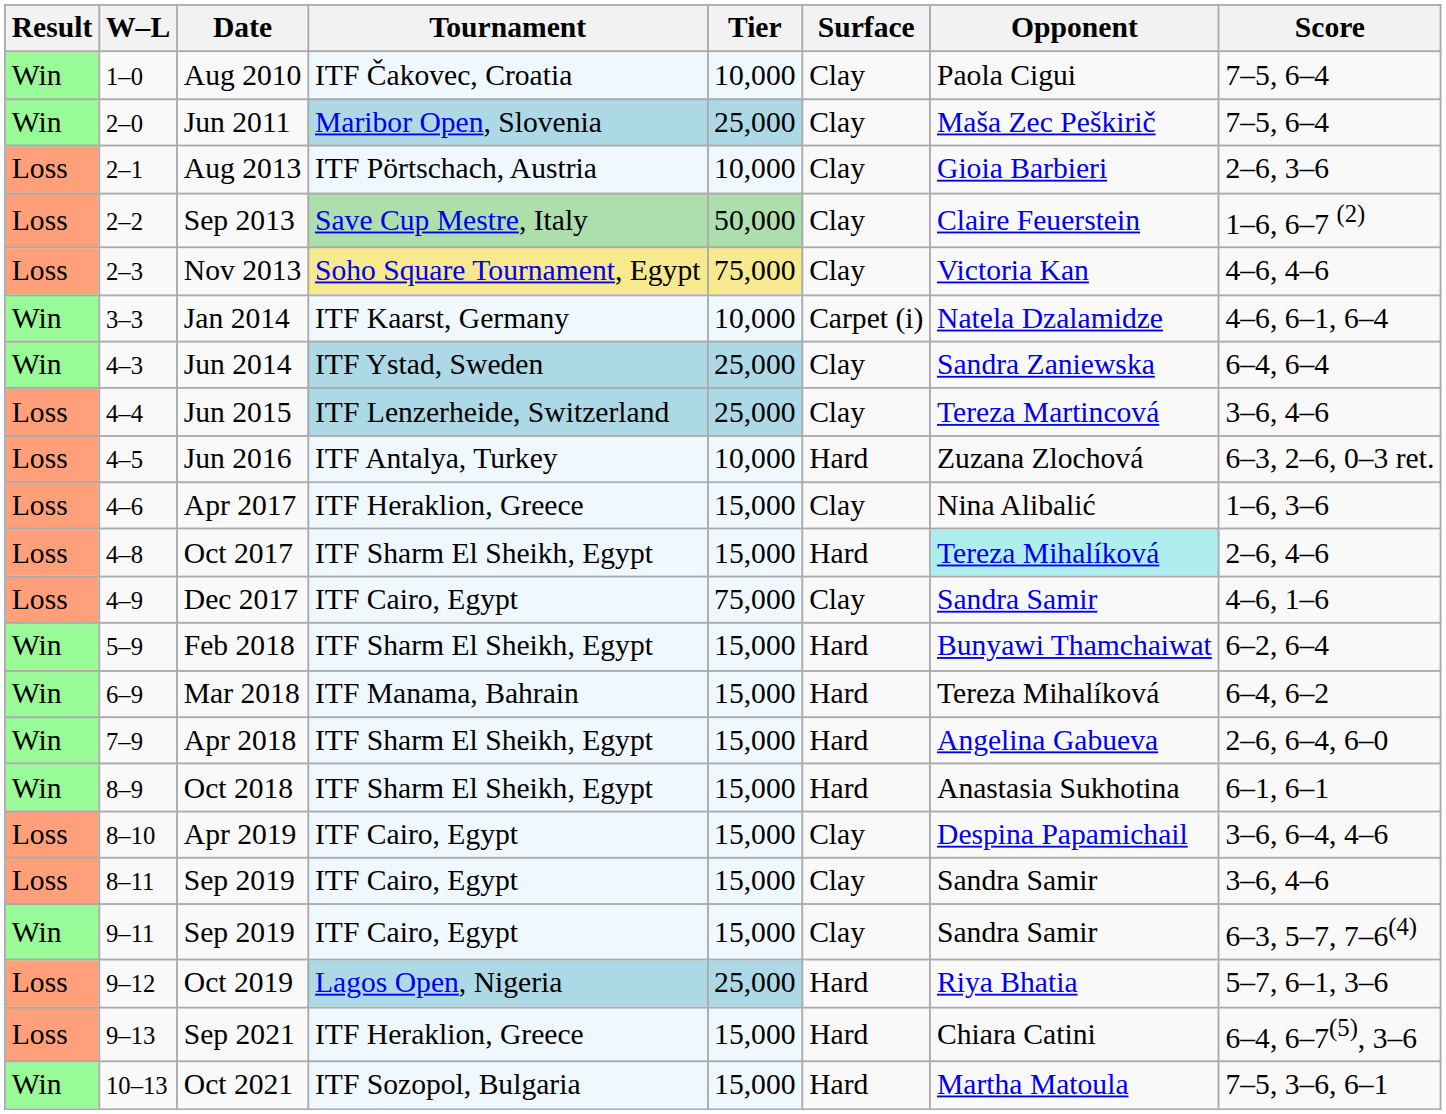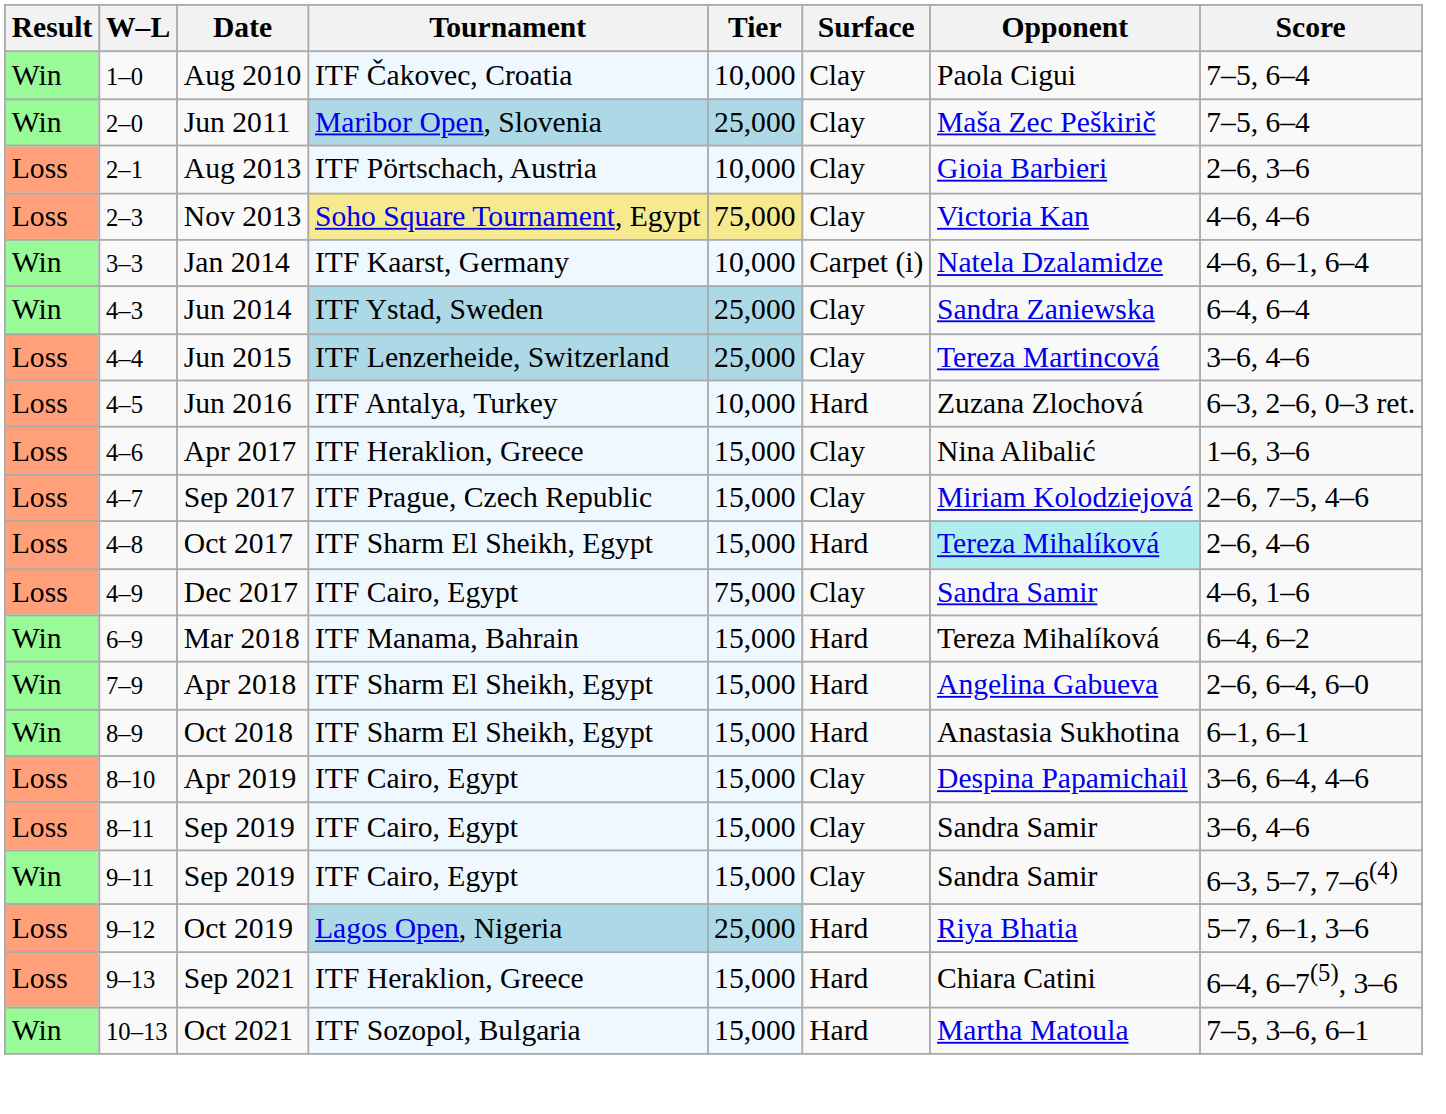- row: (124, 221)
+ row: (124, 499)
- row: (124, 648)
